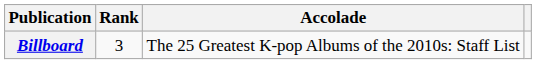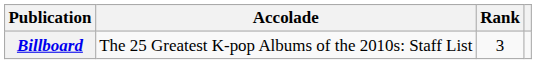columns swapped: (333, 17) <-> (119, 17)
